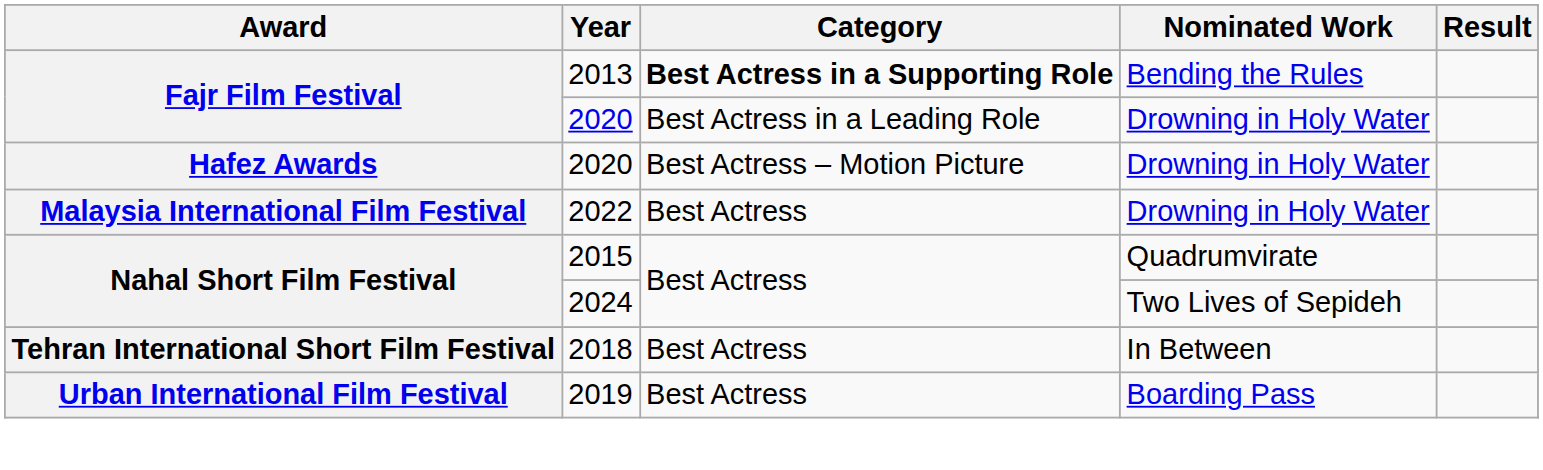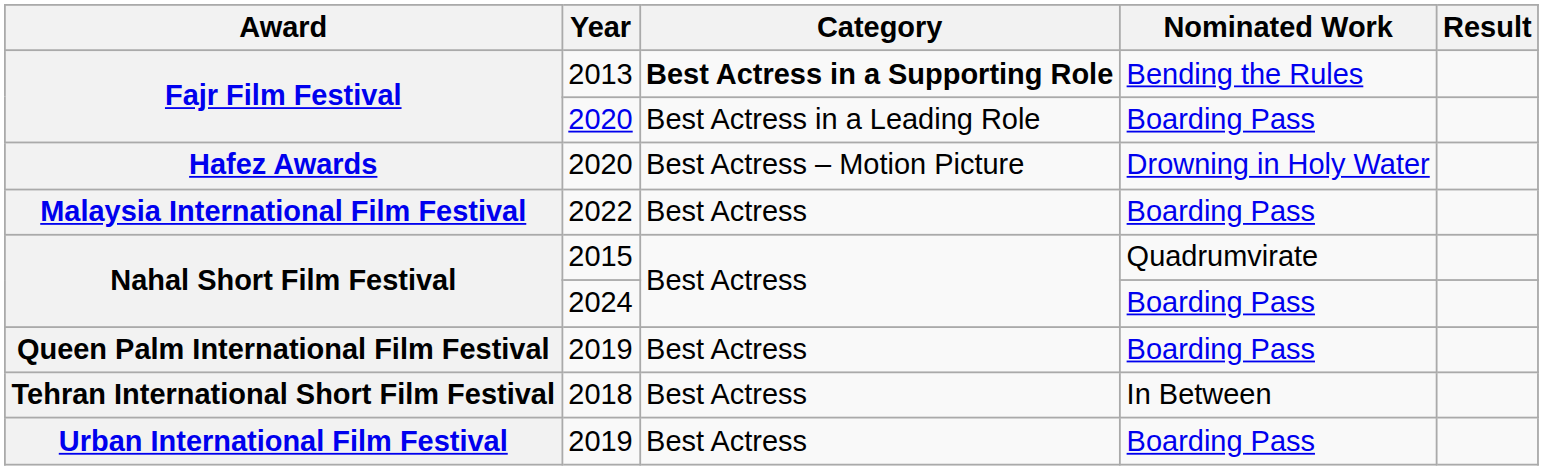(1278, 119) Drowning in Holy Water -> (1221, 119) Boarding Pass
(1278, 211) Drowning in Holy Water -> (1221, 211) Boarding Pass
(1264, 303) Two Lives of Sepideh -> (1221, 303) Boarding Pass
+ row: (283, 348)
